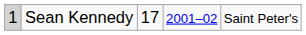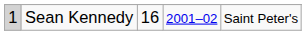(150, 17) 17 -> (150, 17) 16
